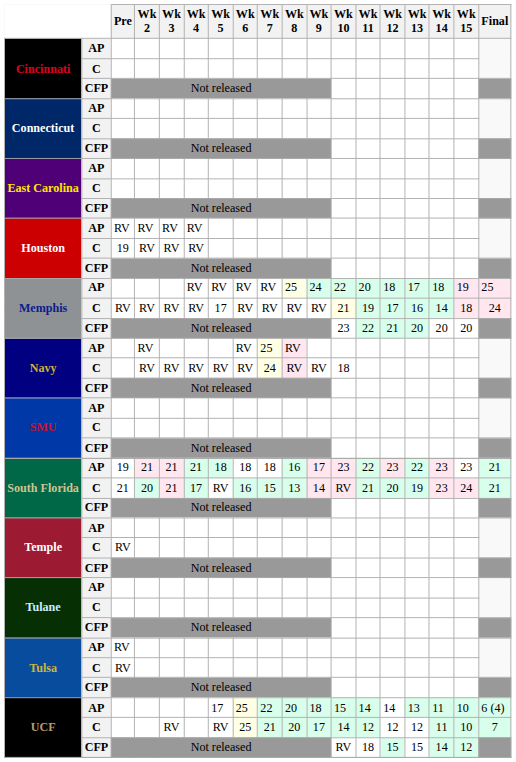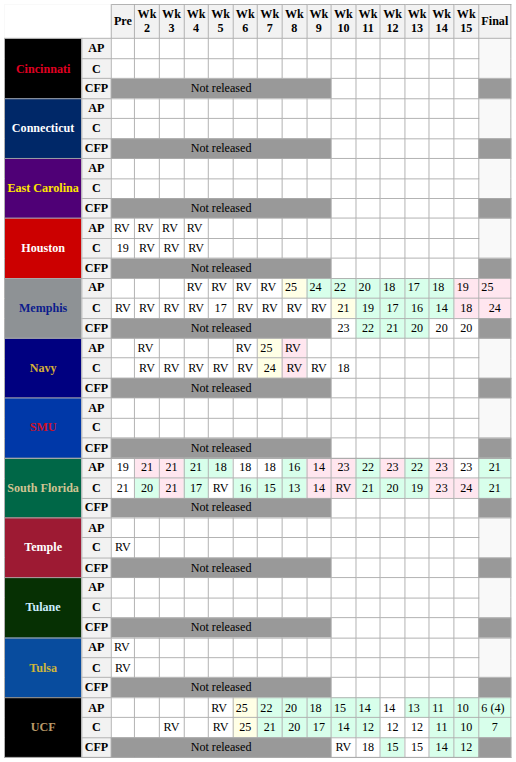(319, 467) 17 -> (319, 467) 14
(217, 707) 17 -> (219, 707) RV
